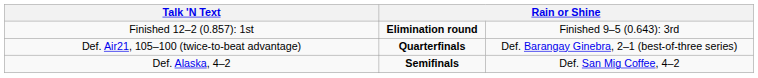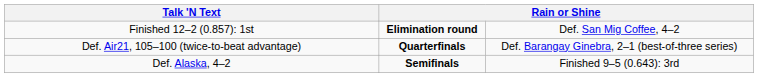(619, 30) Finished 9–5 (0.643): 3rd -> (619, 30) Def. San Mig Coffee, 4–2
(619, 64) Def. San Mig Coffee, 4–2 -> (619, 64) Finished 9–5 (0.643): 3rd
